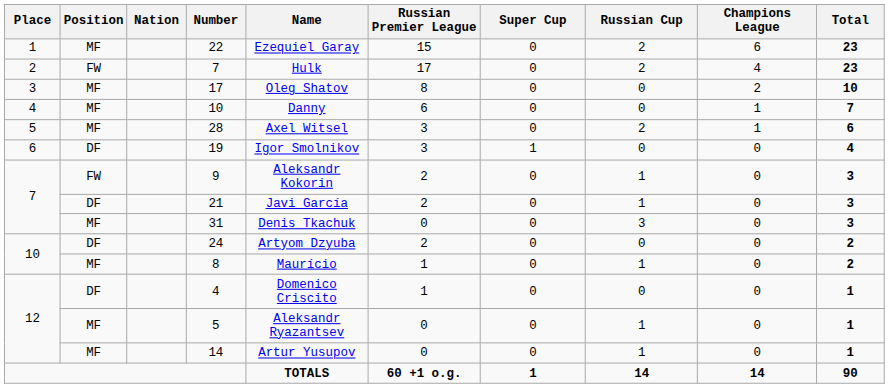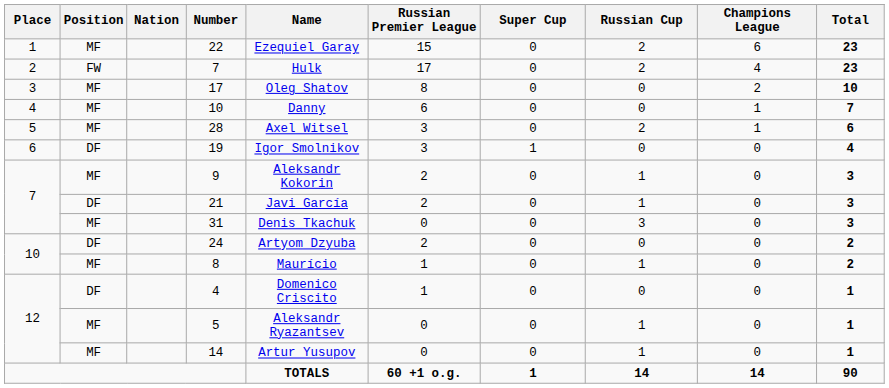(94, 177) FW -> (94, 177) MF
